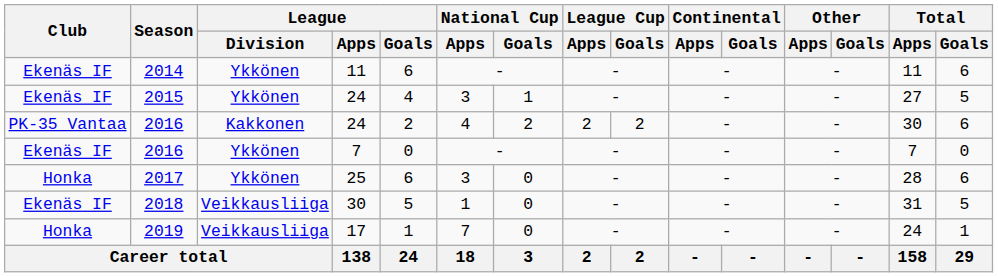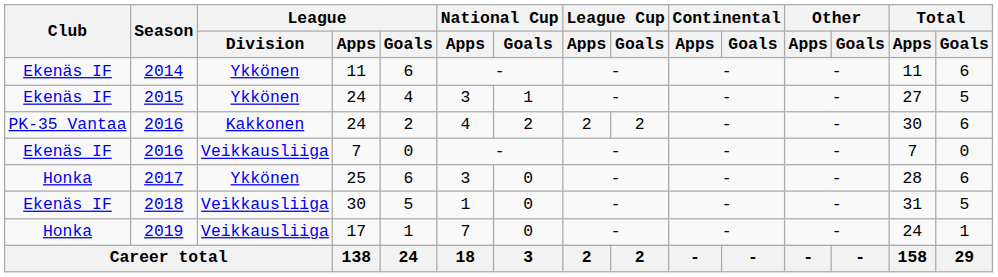(265, 151) Ykkönen -> (265, 151) Veikkausliiga
